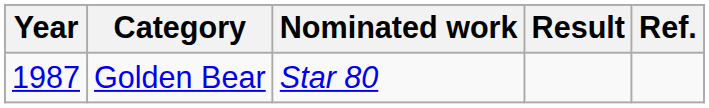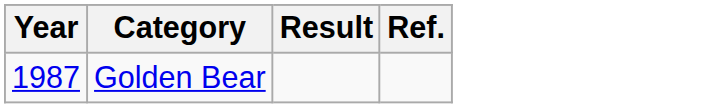- column: (399, 28)
